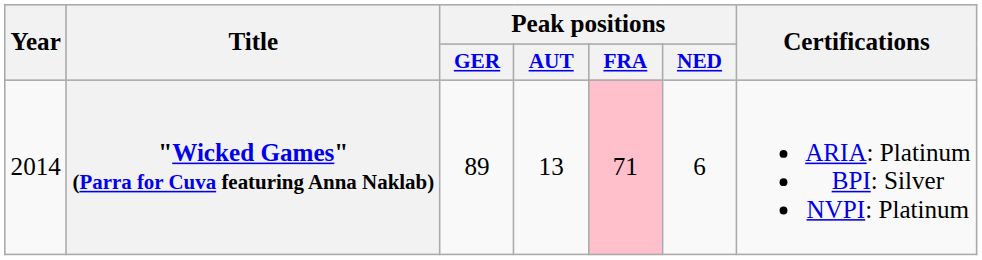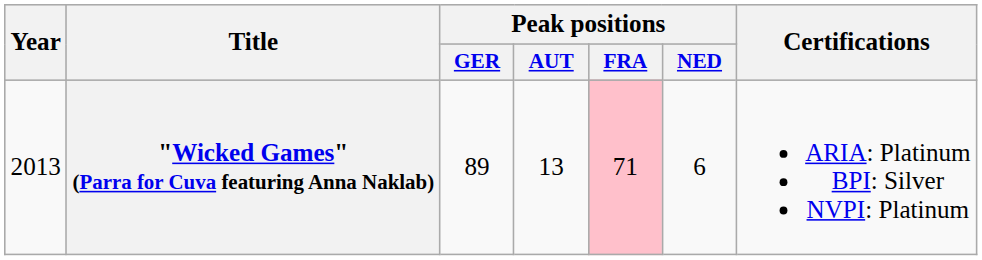(36, 166) 2014 -> (36, 166) 2013
